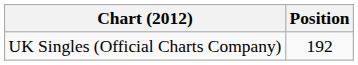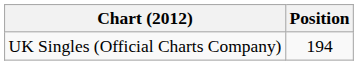(320, 45) 192 -> (320, 45) 194
